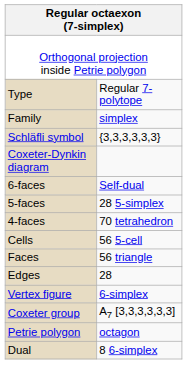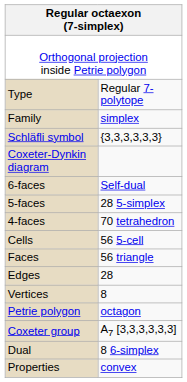+ row: (28, 293)
- row: (40, 293)
rows swapped: (44, 332) <-> (44, 313)
+ row: (34, 368)
